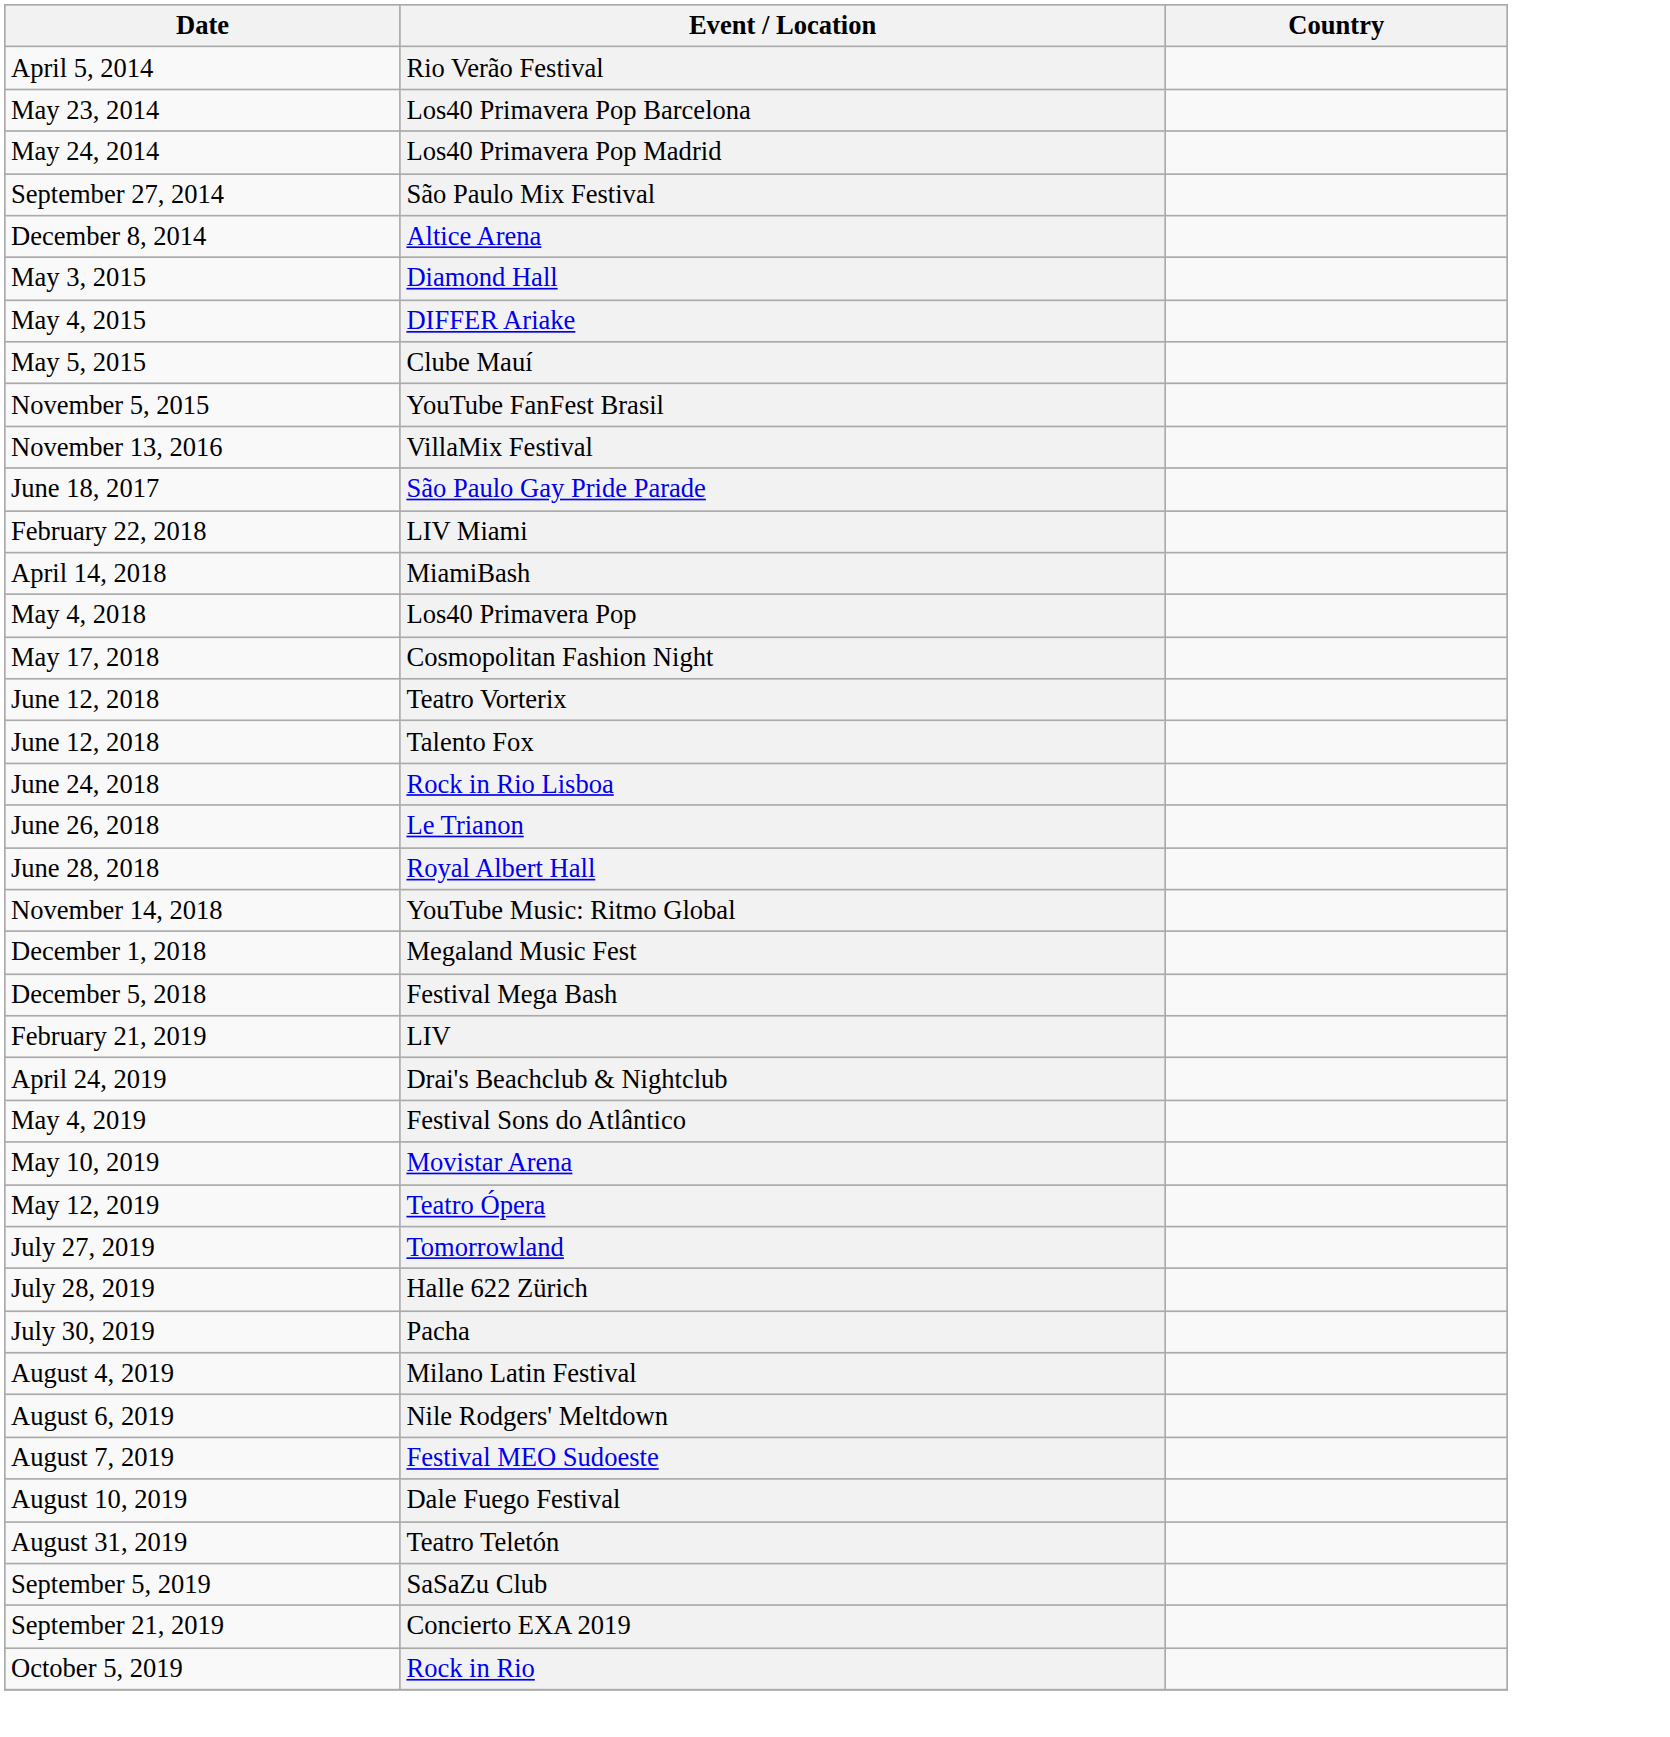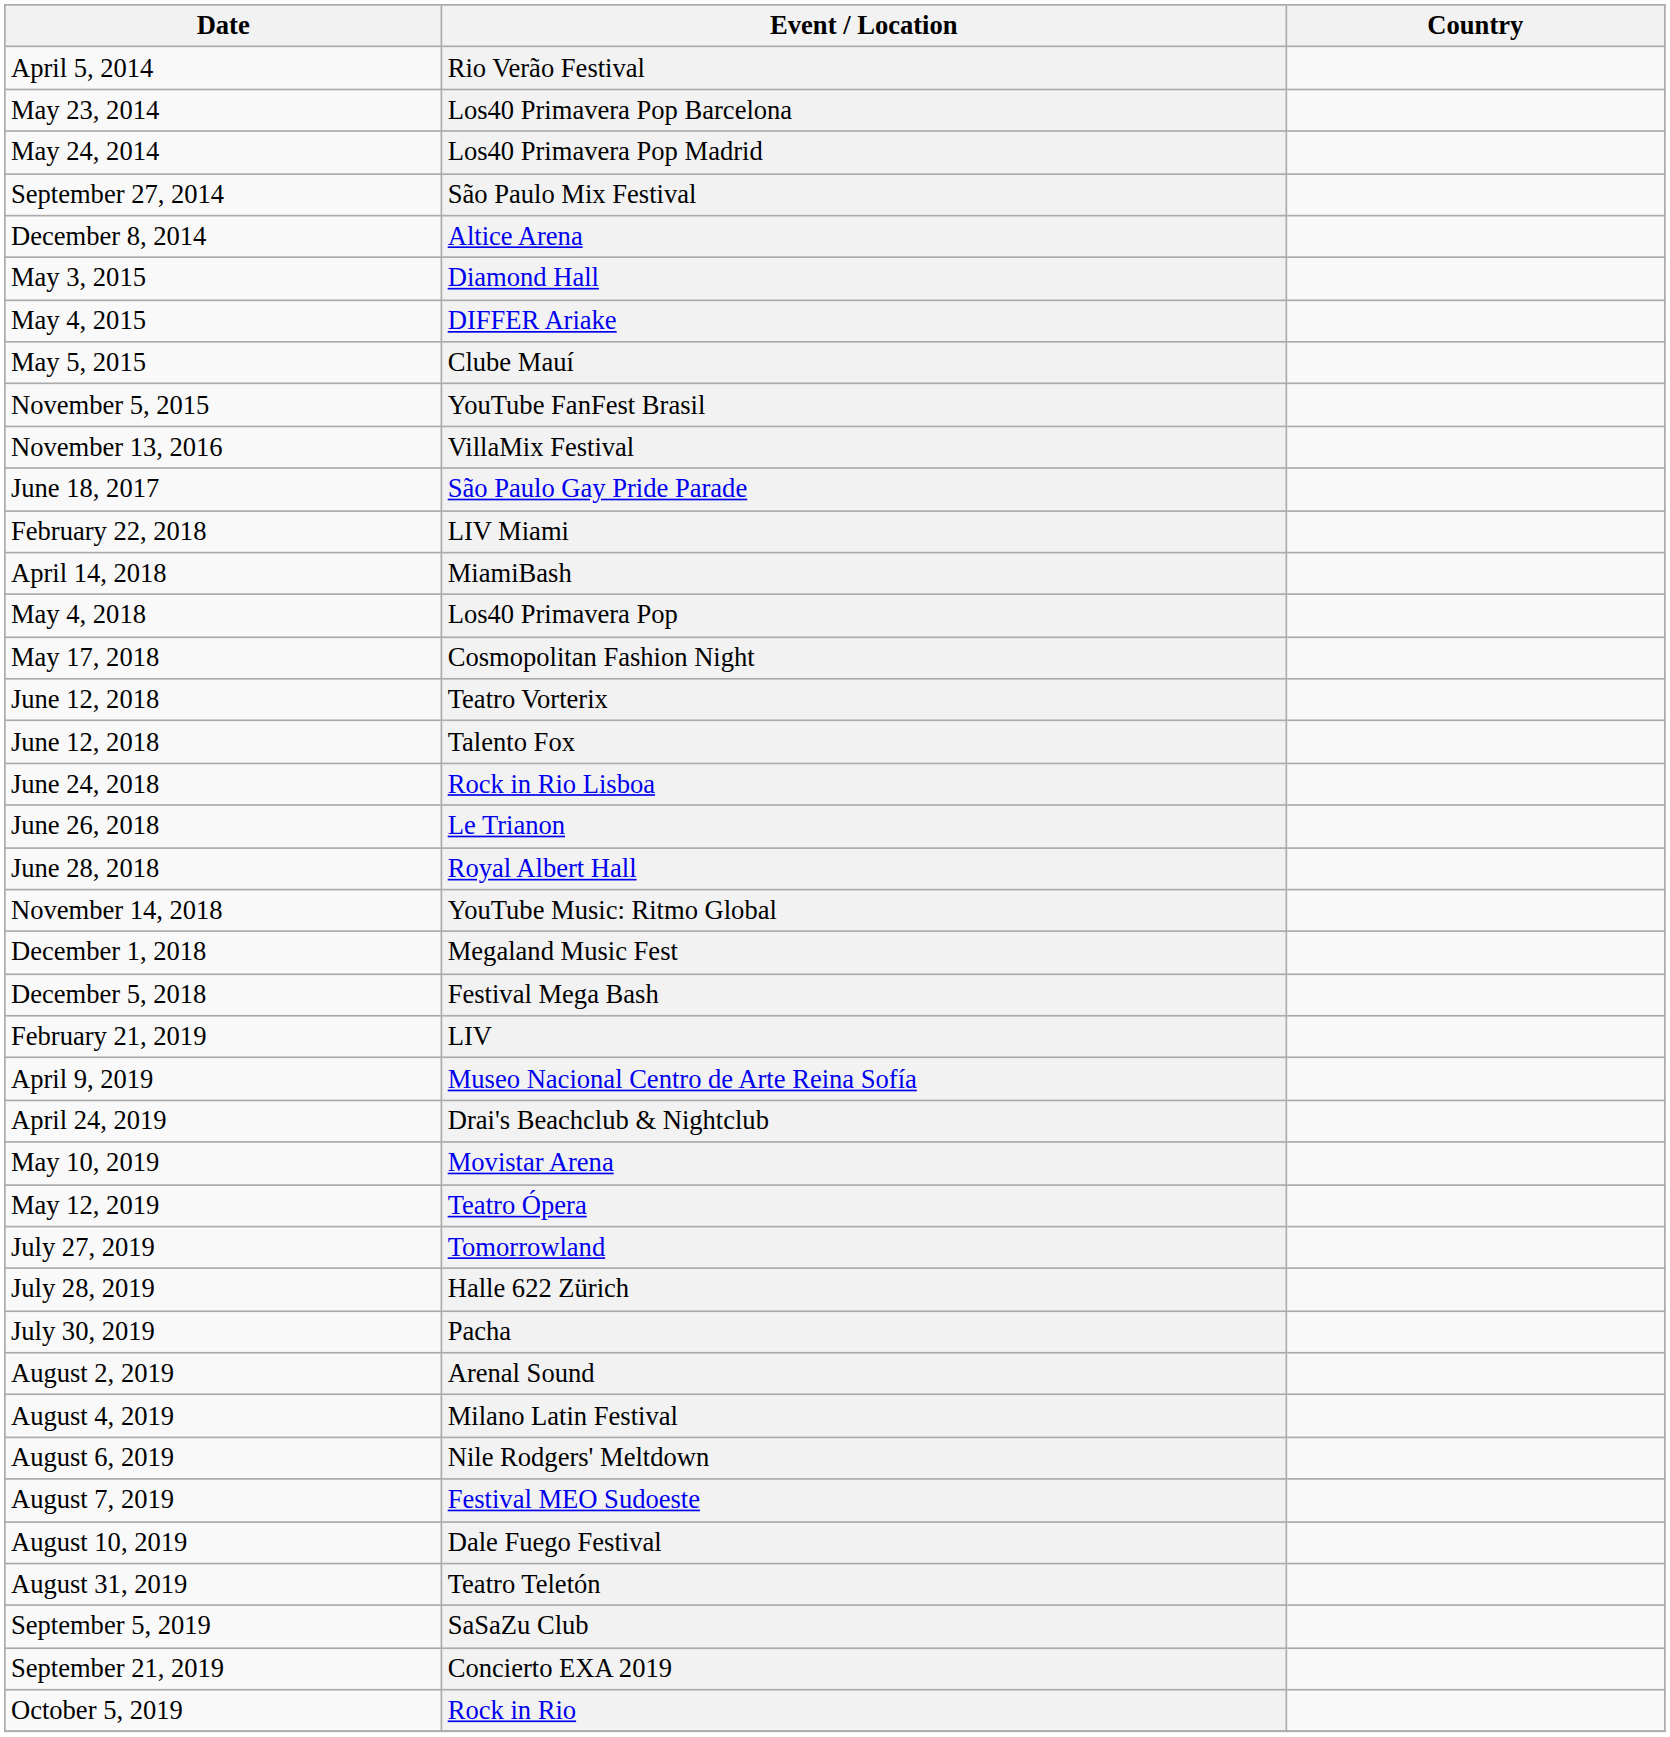+ row: (682, 1078)
- row: (546, 1120)
+ row: (521, 1373)
